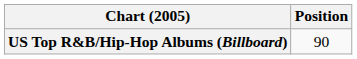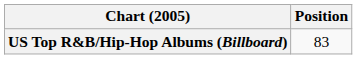(321, 41) 90 -> (321, 41) 83
